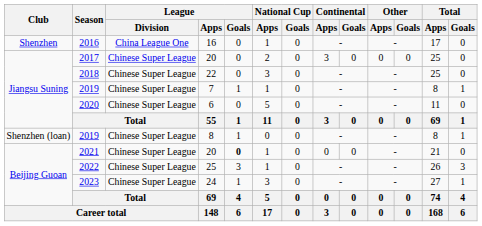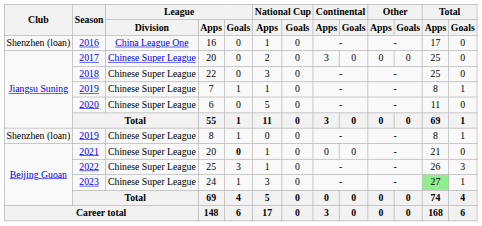(38, 43) Shenzhen -> (38, 43) Shenzhen (loan)
(435, 182) no background -> (435, 182) lightgreen background
